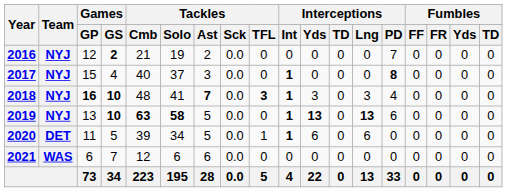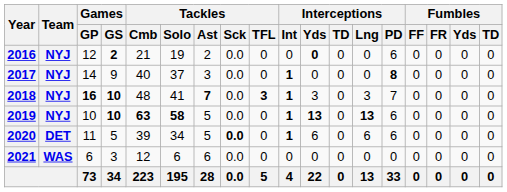(315, 55) normal -> (315, 55) bold
(394, 55) 7 -> (394, 55) 6
(89, 75) 15 -> (89, 75) 14
(114, 75) 4 -> (114, 75) 9
(394, 95) 4 -> (394, 95) 7
(89, 116) 13 -> (89, 116) 10
(235, 136) normal -> (235, 136) bold
(264, 136) 1 -> (264, 136) 0
(394, 136) 0 -> (394, 136) 6
(114, 156) 7 -> (114, 156) 3
